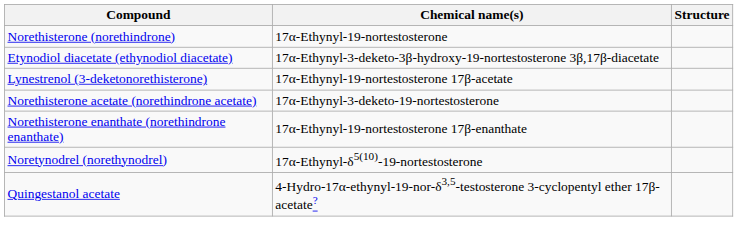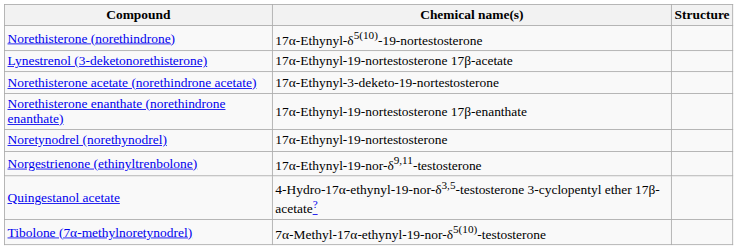(361, 36) 17α-Ethynyl-19-nortestosterone -> (379, 38) 17α-Ethynyl-δ5(10)-19-nortestosterone
- row: (120, 57)
(379, 159) 17α-Ethynyl-δ5(10)-19-nortestosterone -> (361, 140) 17α-Ethynyl-19-nortestosterone
+ row: (102, 163)
+ row: (100, 232)
